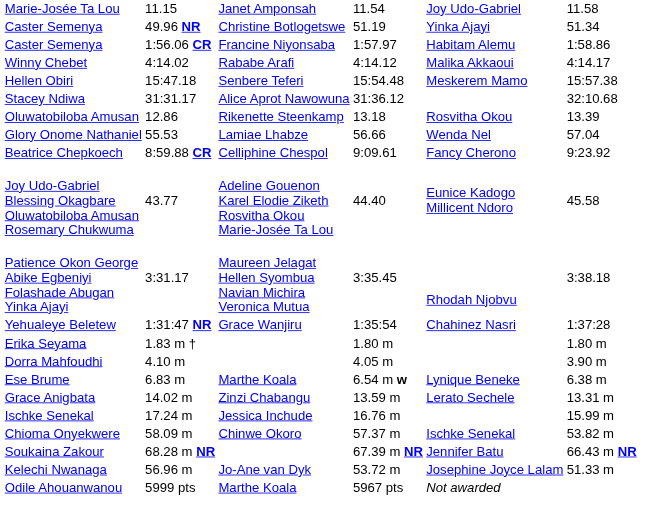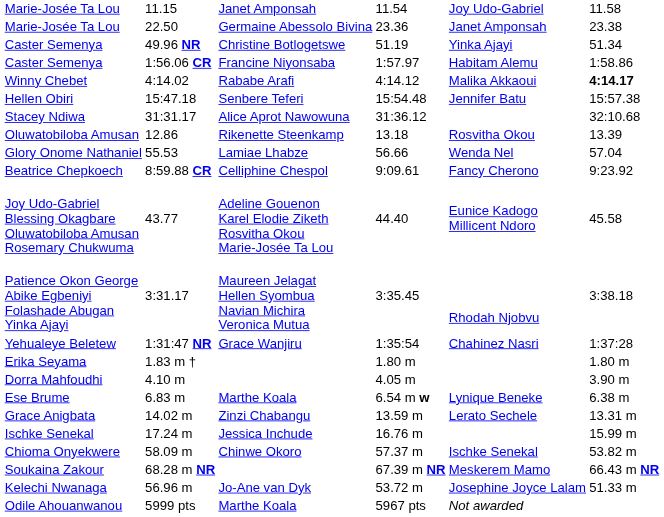+ row: (62, 26)
(589, 63) normal -> (611, 81) bold
(477, 81) Meskerem Mamo -> (488, 99) Jennifer Batu
(465, 451) Jennifer Batu -> (500, 469) Meskerem Mamo
